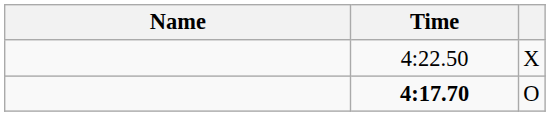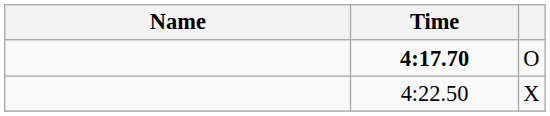rows swapped: (435, 93) <-> (435, 57)
